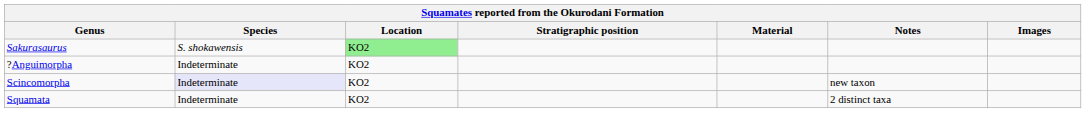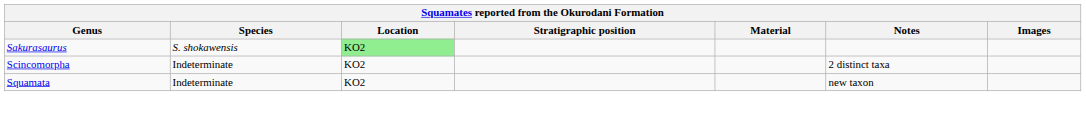- row: (39, 64)
(208, 82) lavender background -> (203, 64) no background
(853, 82) new taxon -> (859, 64) 2 distinct taxa
(861, 99) 2 distinct taxa -> (851, 82) new taxon
